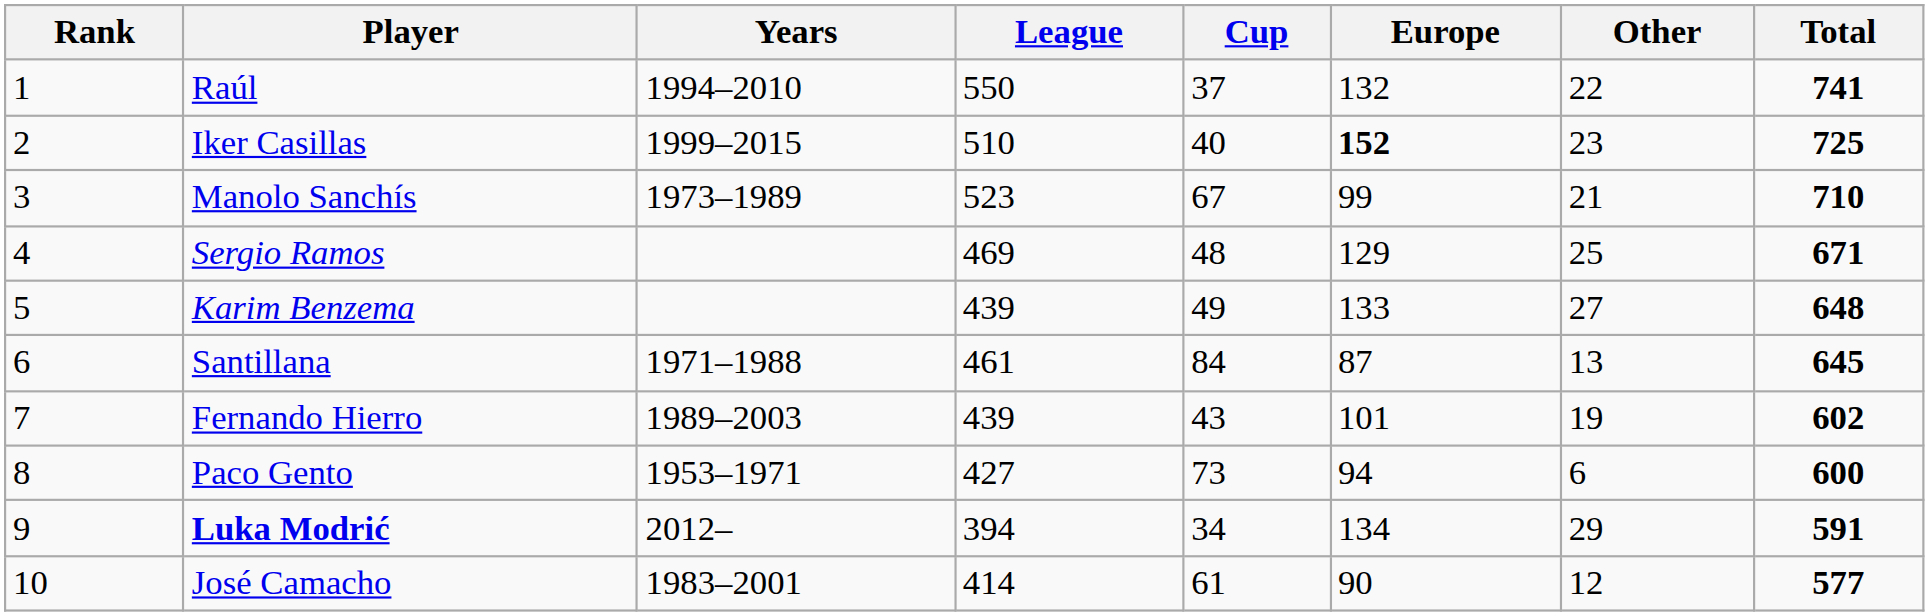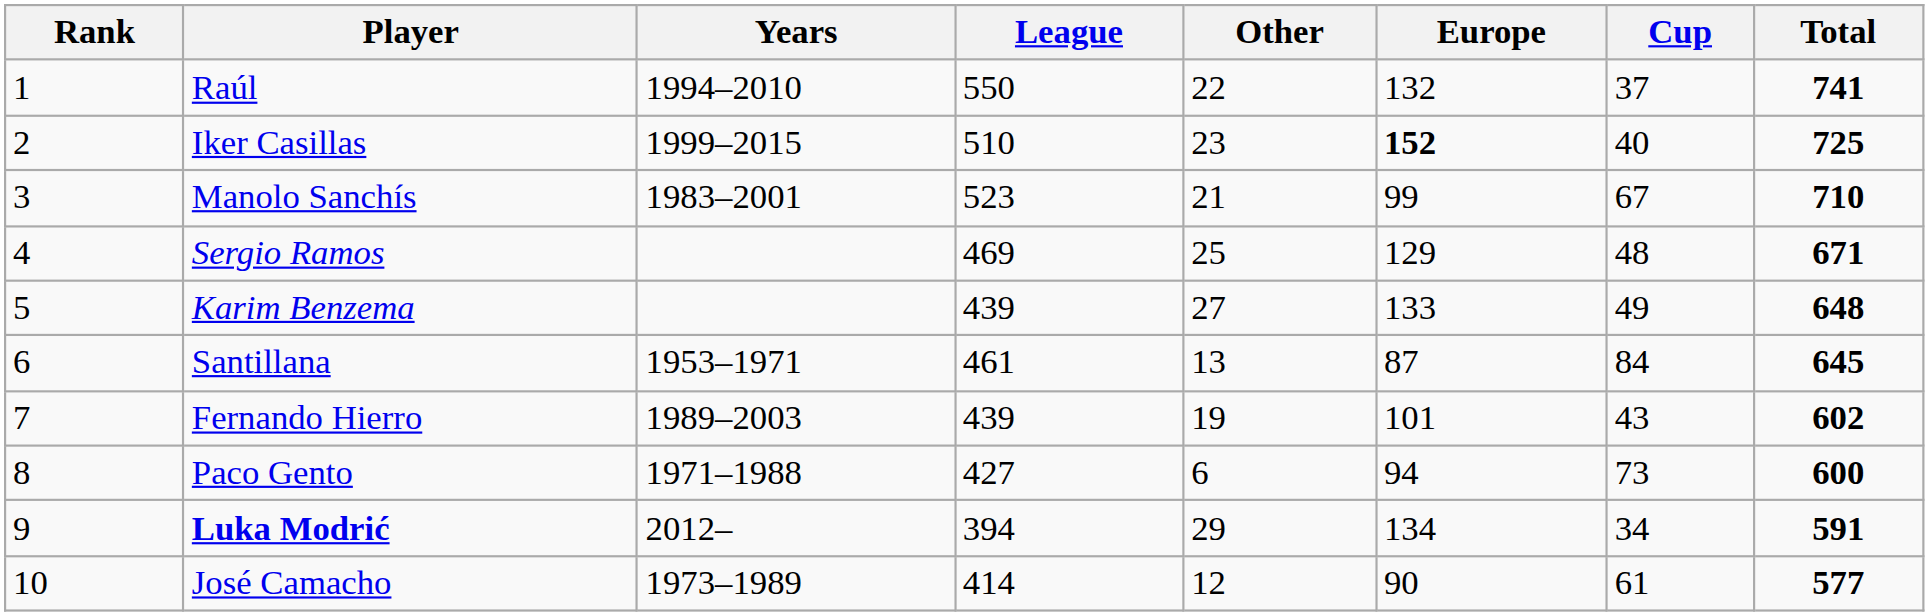columns swapped: (1257, 32) <-> (1657, 32)
(724, 197) 1973–1989 -> (724, 197) 1983–2001
(724, 362) 1971–1988 -> (724, 362) 1953–1971
(724, 472) 1953–1971 -> (724, 472) 1971–1988
(724, 582) 1983–2001 -> (724, 582) 1973–1989
